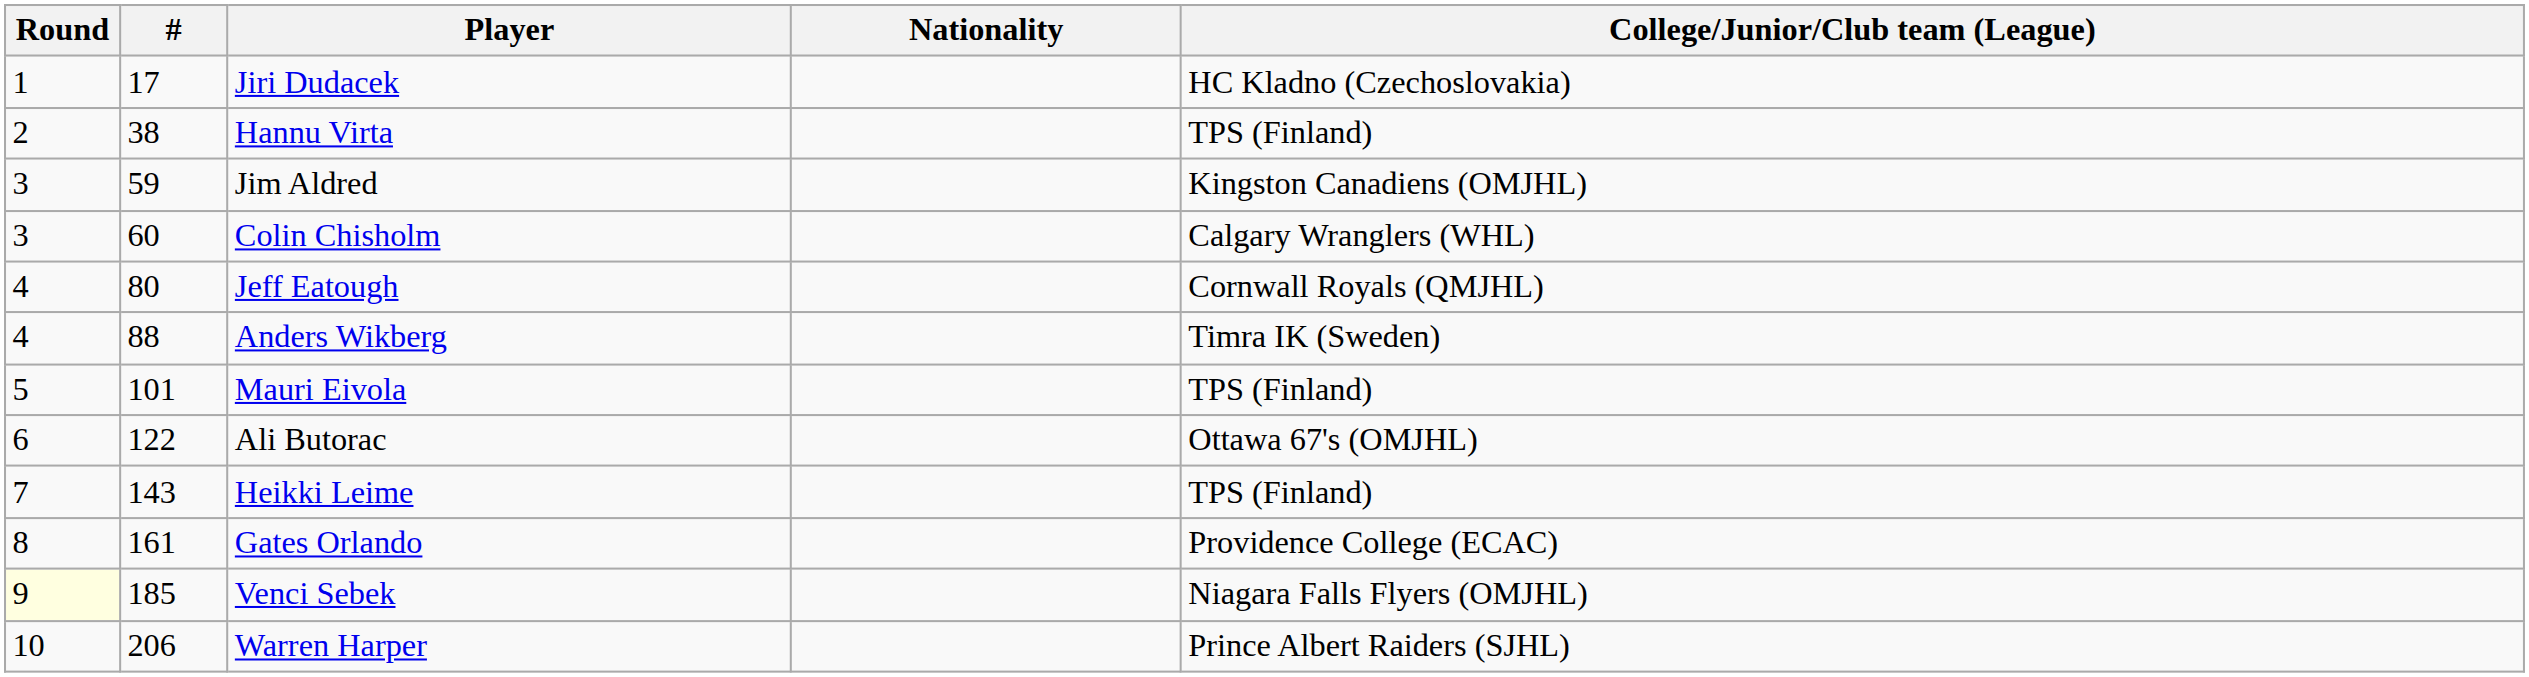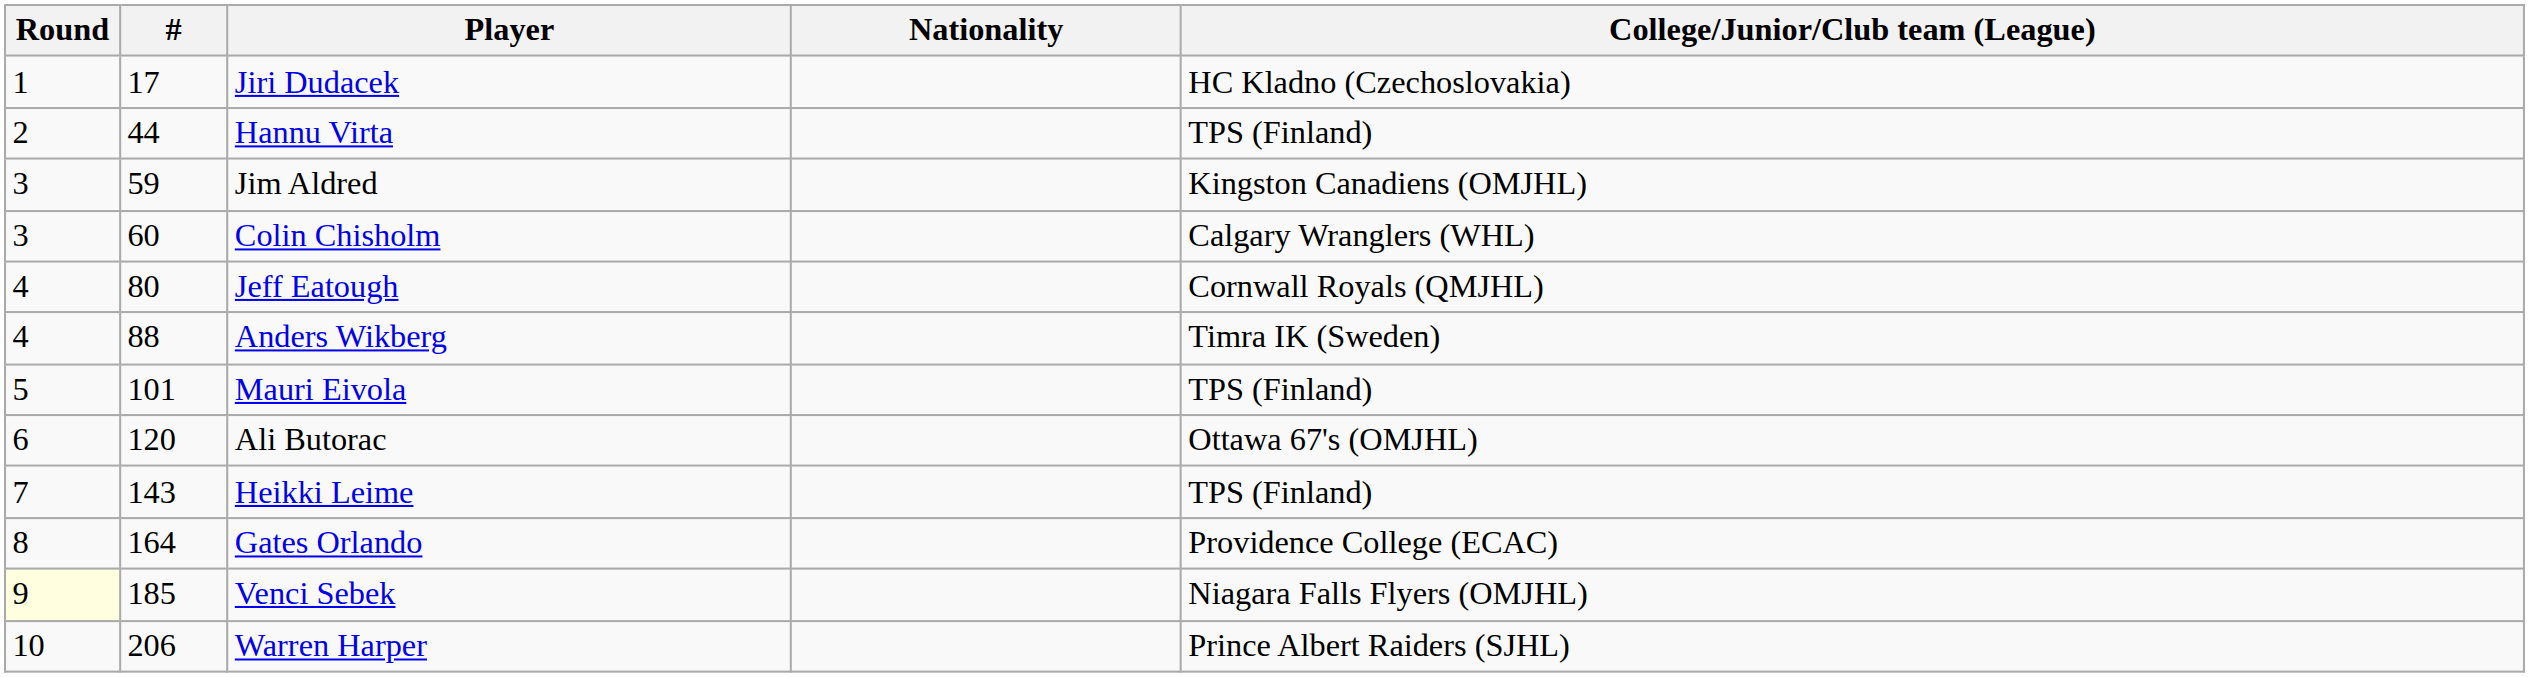(144, 132) 38 -> (144, 132) 44
(152, 440) 122 -> (152, 440) 120
(152, 542) 161 -> (152, 542) 164
